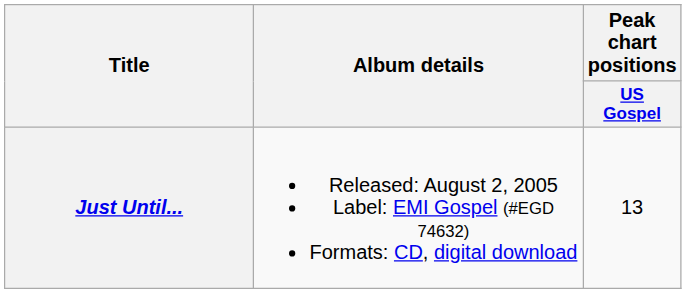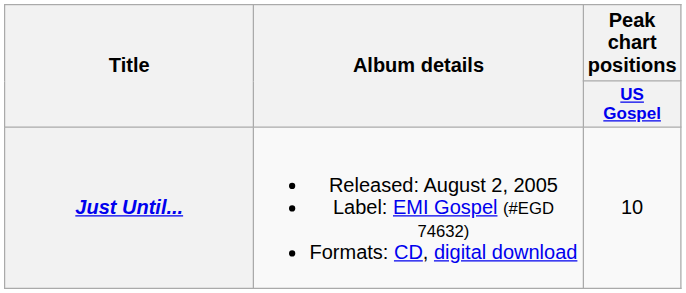(632, 207) 13 -> (632, 207) 10
